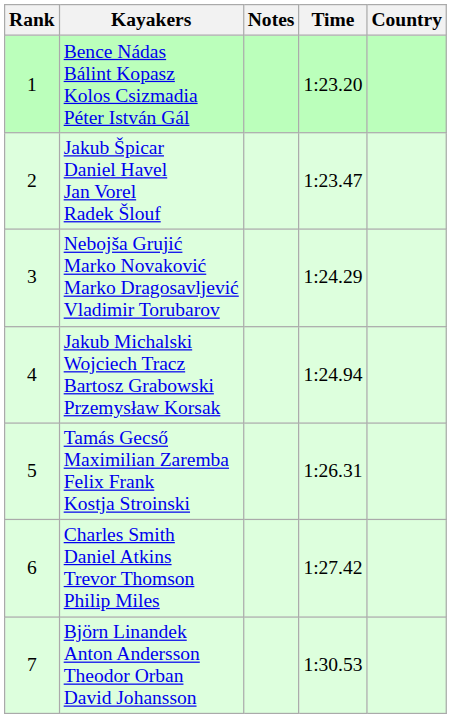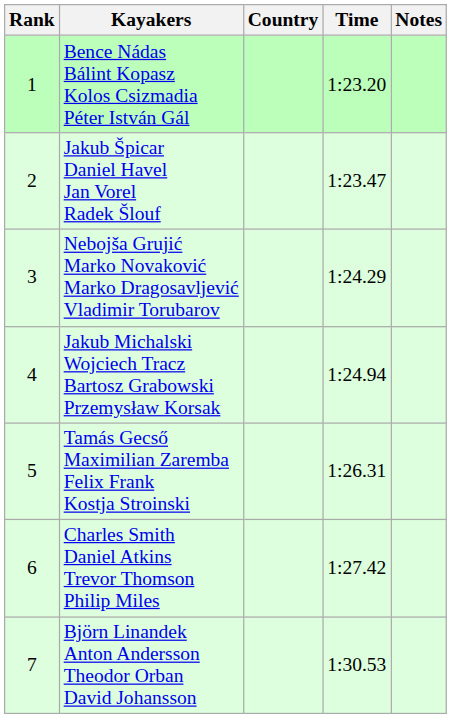columns swapped: (407, 19) <-> (271, 19)
